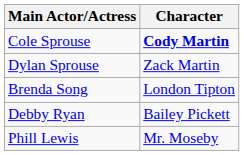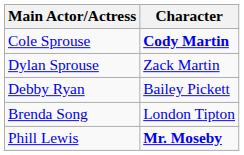rows swapped: (48, 89) <-> (46, 114)
(181, 138) normal -> (183, 138) bold
